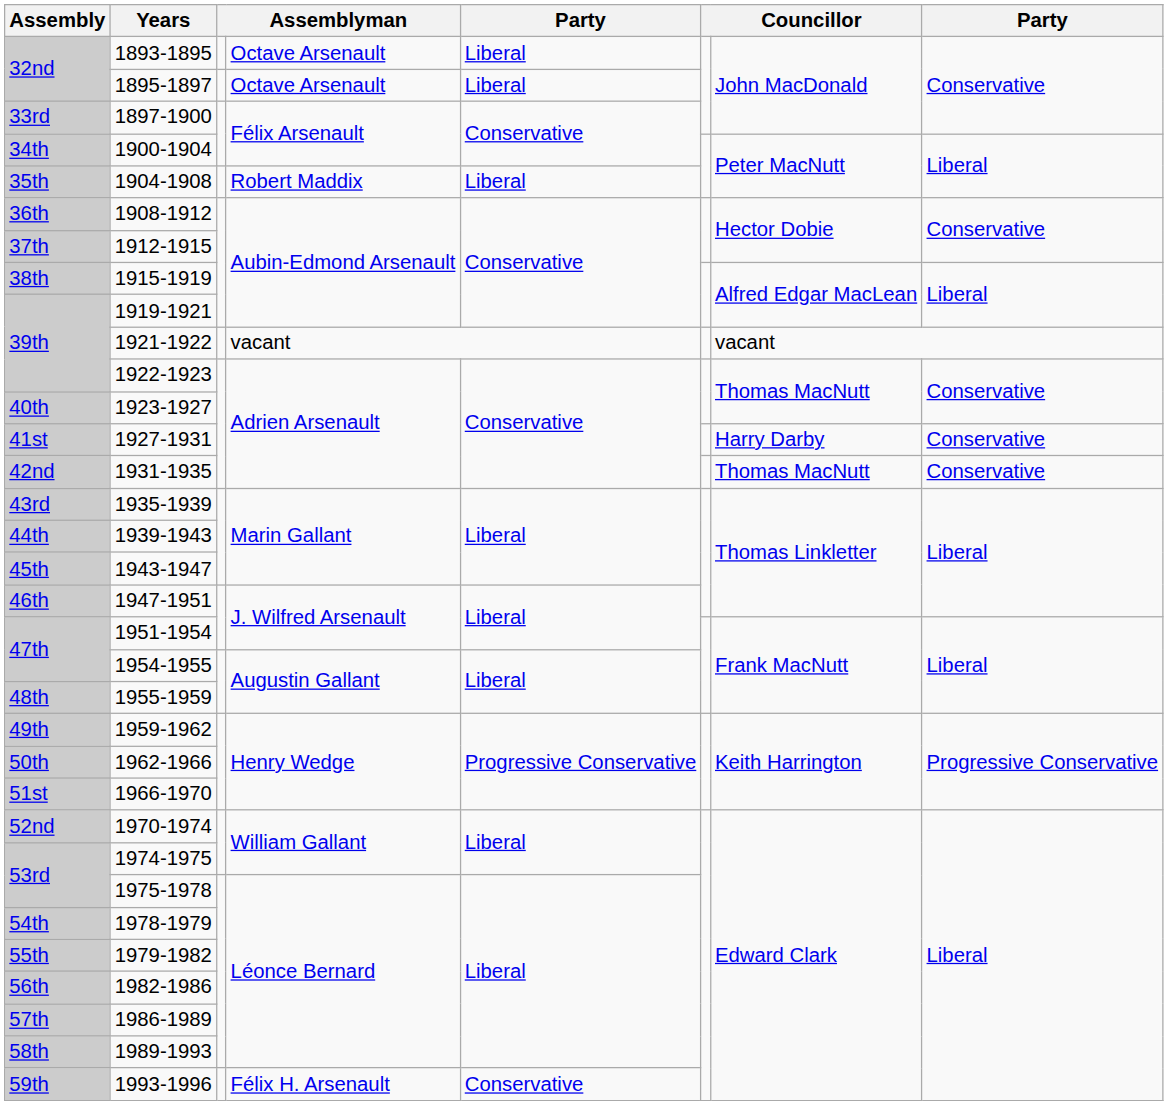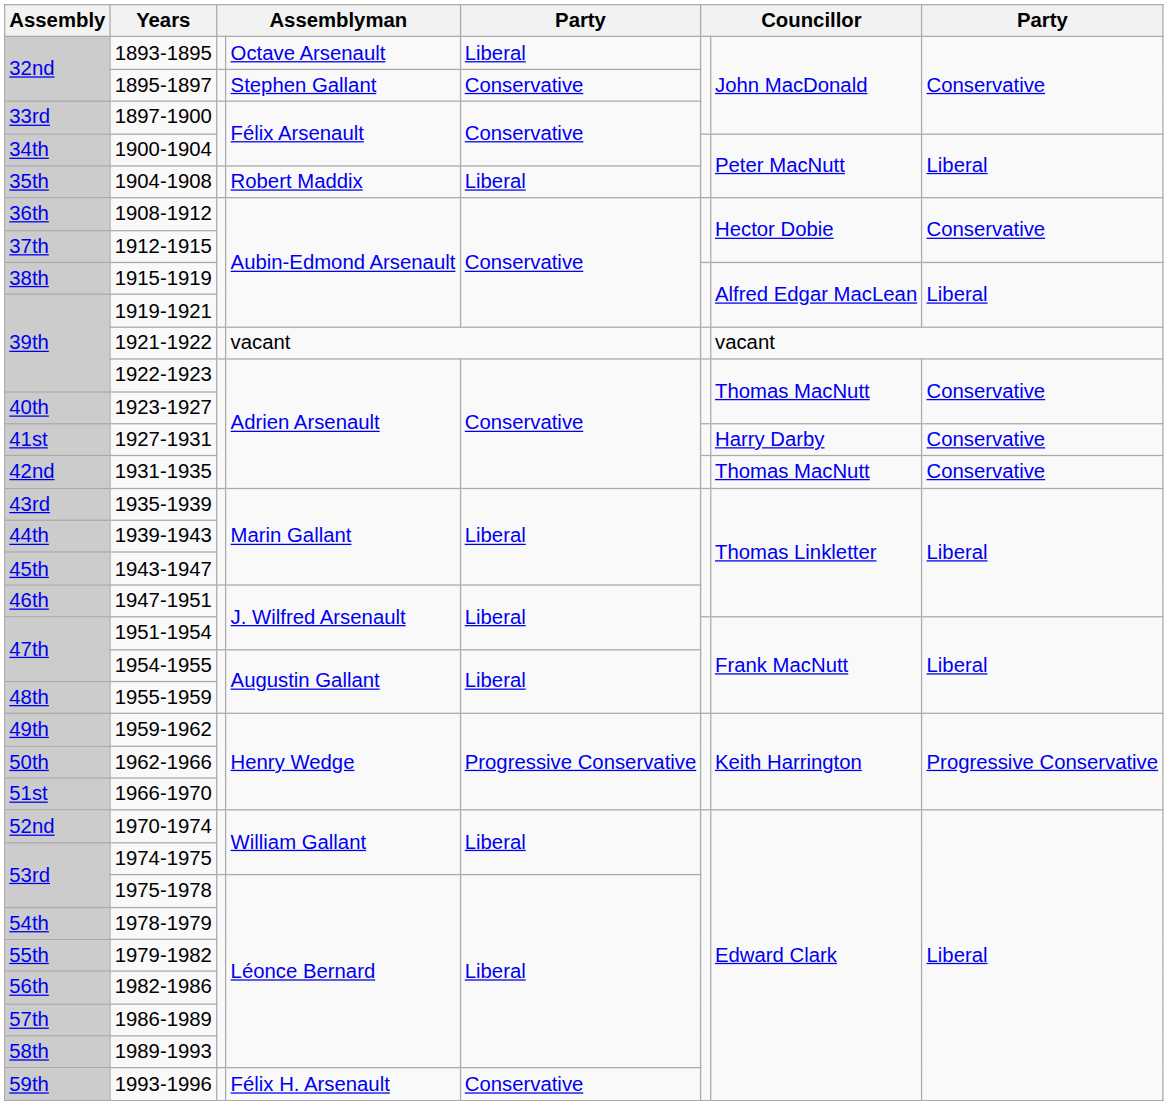(308, 85) Octave Arsenault -> (303, 85) Stephen Gallant
(495, 85) Liberal -> (524, 85) Conservative
